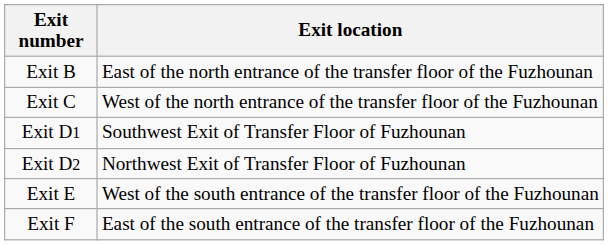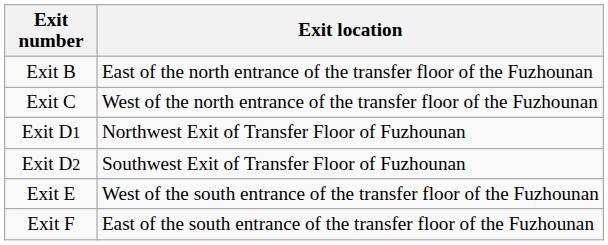(284, 132) Southwest Exit of Transfer Floor of Fuzhounan -> (284, 132) Northwest Exit of Transfer Floor of Fuzhounan
(284, 163) Northwest Exit of Transfer Floor of Fuzhounan -> (284, 163) Southwest Exit of Transfer Floor of Fuzhounan
